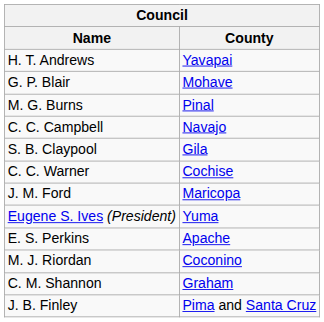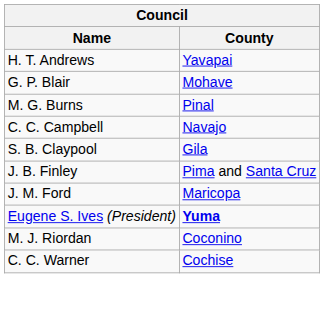rows swapped: (43, 305) <-> (48, 171)
(200, 216) normal -> (201, 216) bold
- row: (48, 238)
- row: (55, 283)
